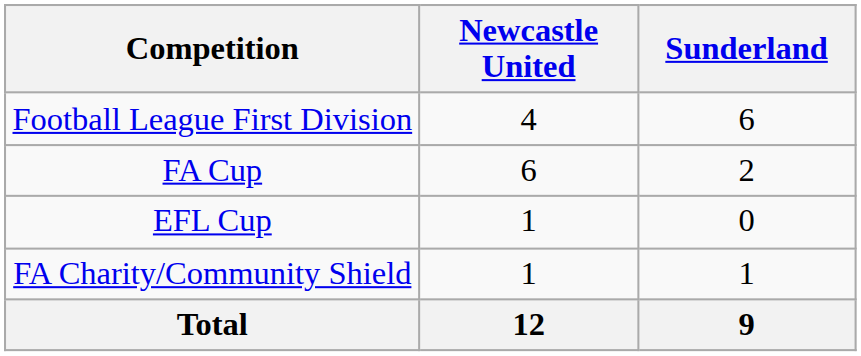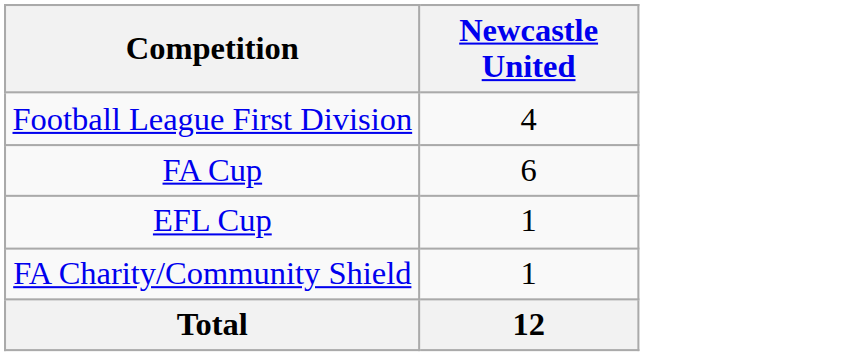- column: (747, 48)
